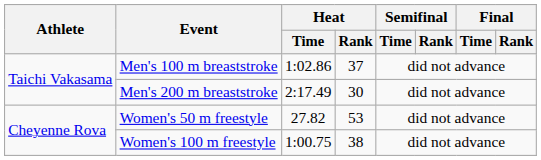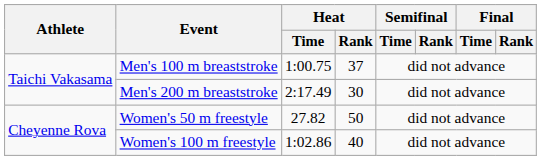(308, 67) 1:02.86 -> (308, 67) 1:00.75
(356, 117) 53 -> (356, 117) 50
(308, 143) 1:00.75 -> (308, 143) 1:02.86
(356, 143) 38 -> (356, 143) 40
